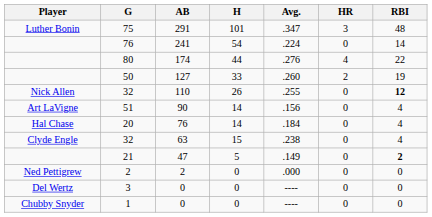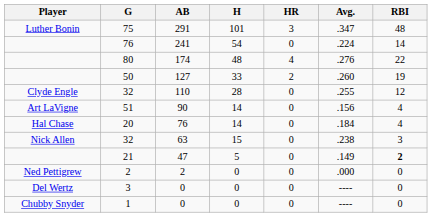columns swapped: (291, 12) <-> (346, 12)
(237, 60) 44 -> (237, 60) 48
(53, 92) Nick Allen -> (53, 92) Clyde Engle
(237, 92) 26 -> (237, 92) 28
(400, 92) bold -> (400, 92) normal
(53, 140) Clyde Engle -> (53, 140) Nick Allen
(400, 140) 4 -> (400, 140) 3
